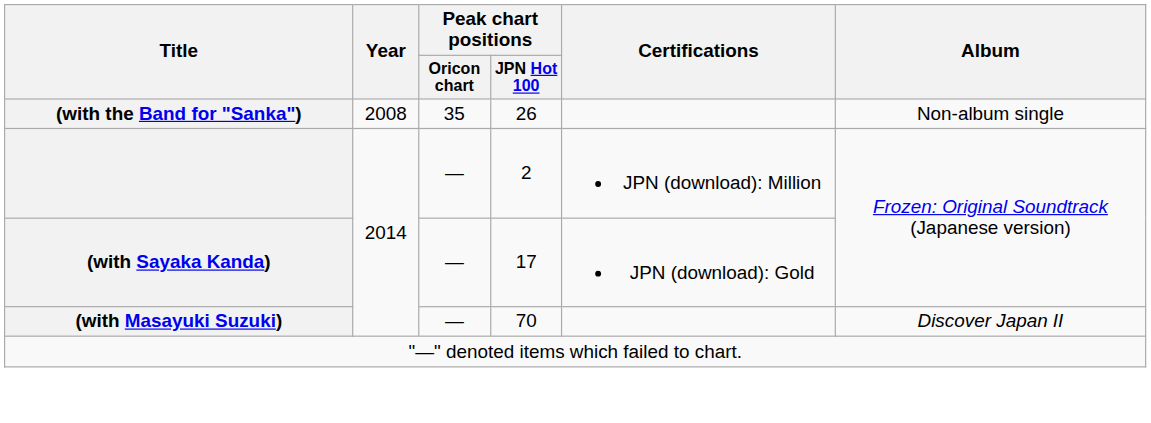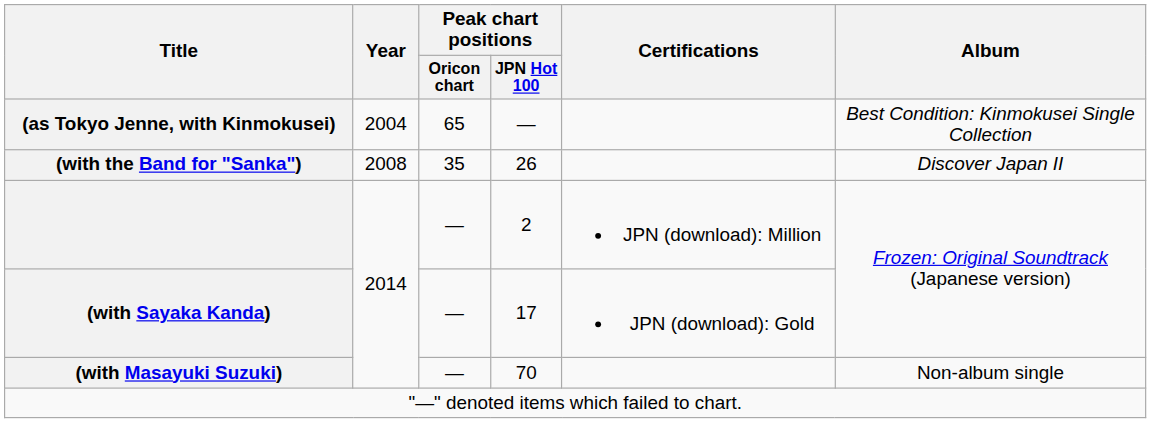+ row: (179, 124)
(990, 113) Non-album single -> (990, 164) Discover Japan II
(990, 321) Discover Japan II -> (990, 372) Non-album single
